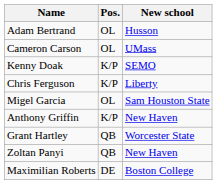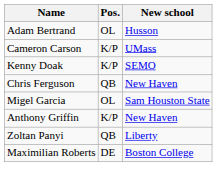(108, 48) OL -> (109, 48) K/P
(109, 83) K/P -> (108, 83) QB
(141, 83) Liberty -> (151, 83) New Haven
- row: (37, 135)
(151, 153) New Haven -> (141, 135) Liberty
